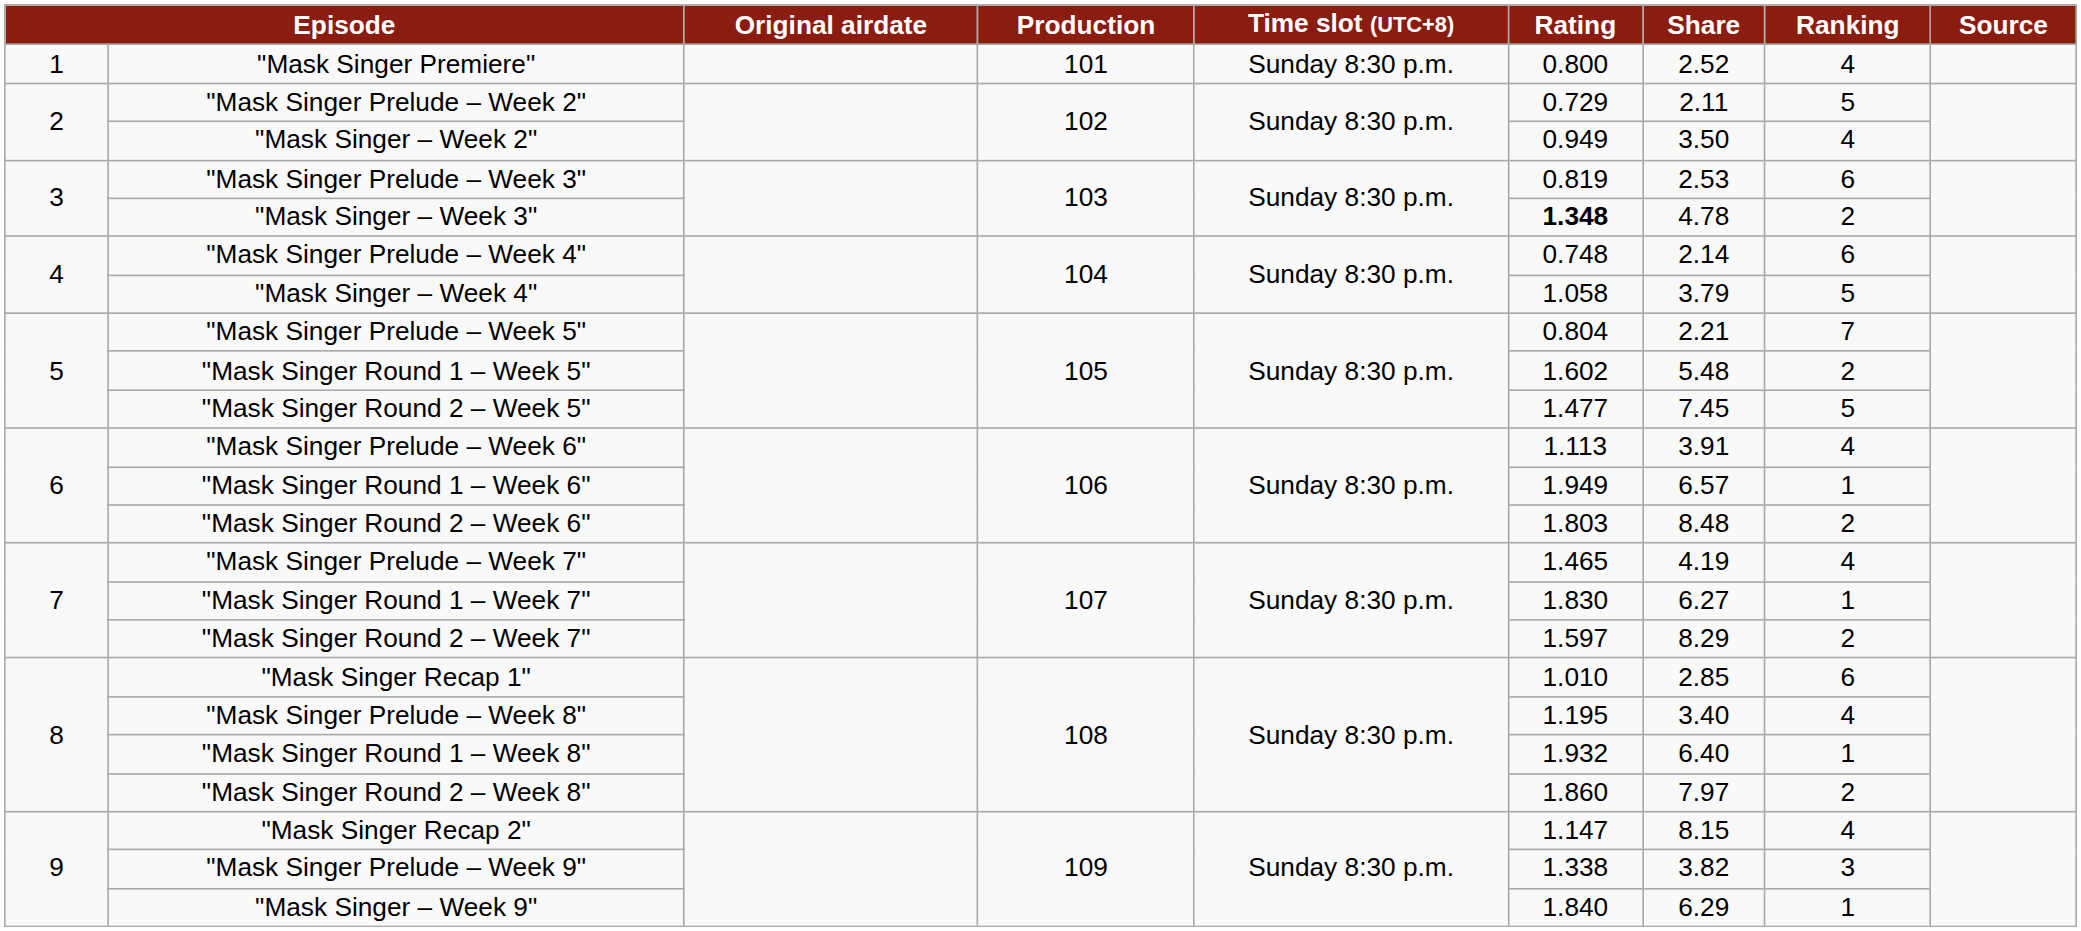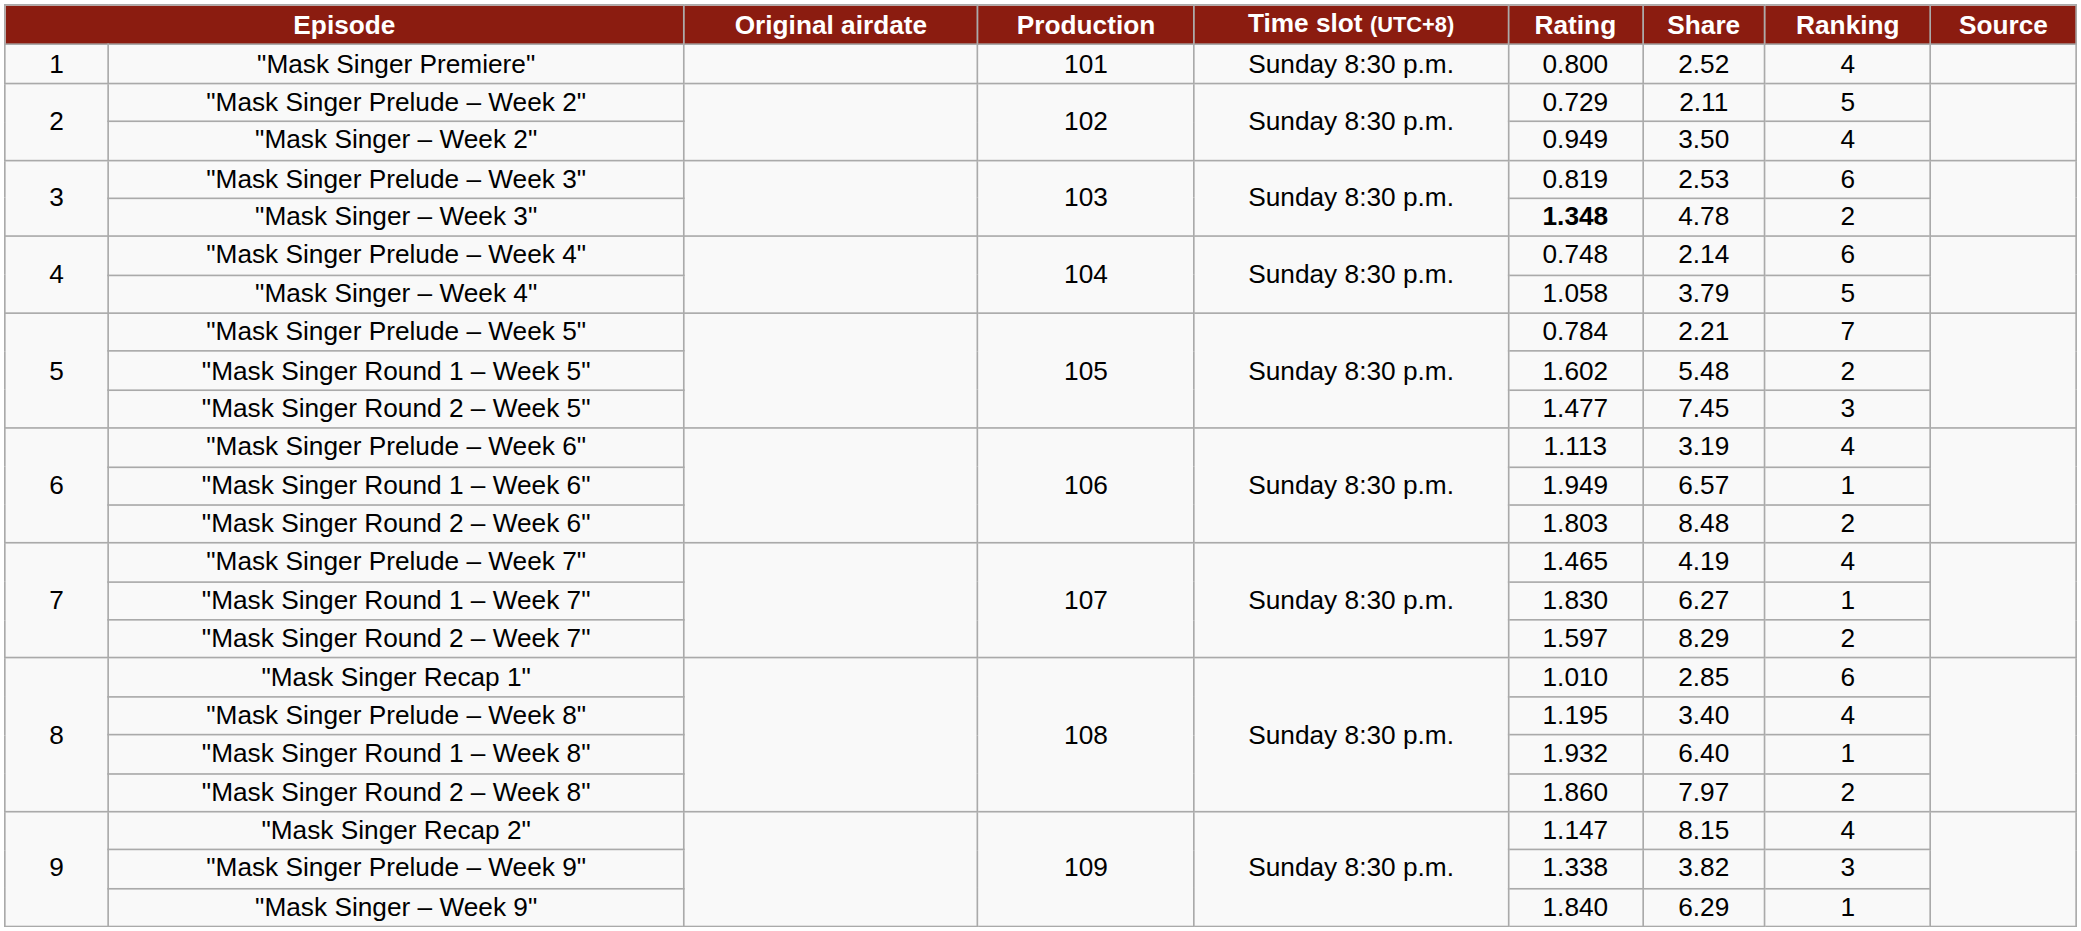(1575, 331) 0.804 -> (1575, 331) 0.784
(1848, 408) 5 -> (1848, 408) 3
(1704, 446) 3.91 -> (1704, 446) 3.19
